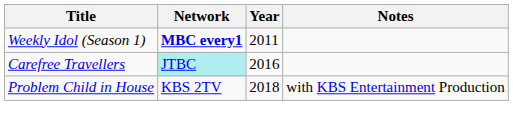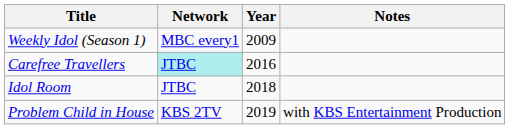(202, 40) bold -> (200, 40) normal
(264, 40) 2011 -> (261, 40) 2009
+ row: (39, 87)
(264, 87) 2018 -> (261, 111) 2019
